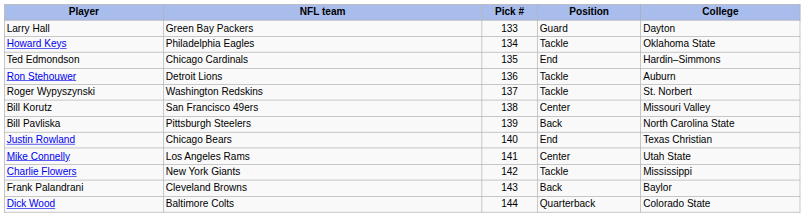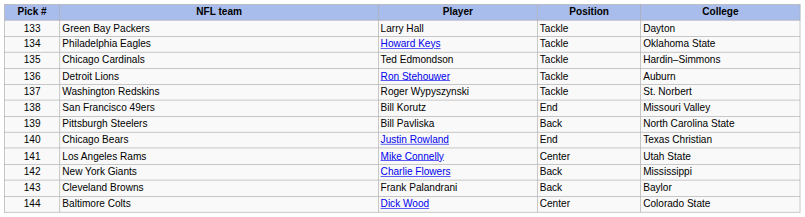columns swapped: (510, 12) <-> (84, 12)
(554, 28) Guard -> (554, 28) Tackle
(549, 60) End -> (554, 60) Tackle
(555, 108) Center -> (549, 108) End
(554, 172) Tackle -> (551, 172) Back
(567, 204) Quarterback -> (555, 204) Center
